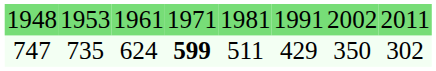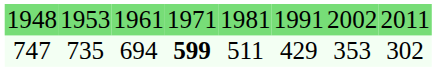(139, 50) 624 -> (139, 50) 694
(352, 50) 350 -> (352, 50) 353
